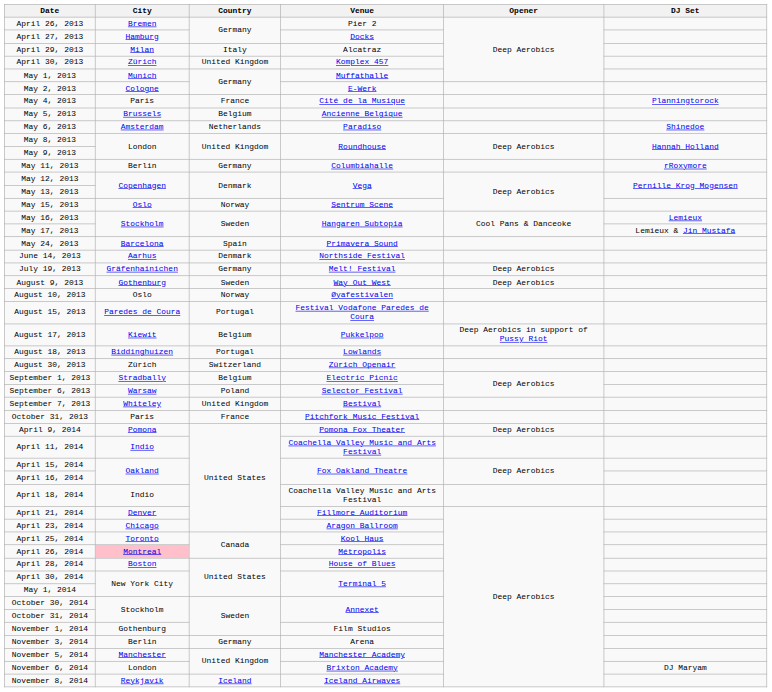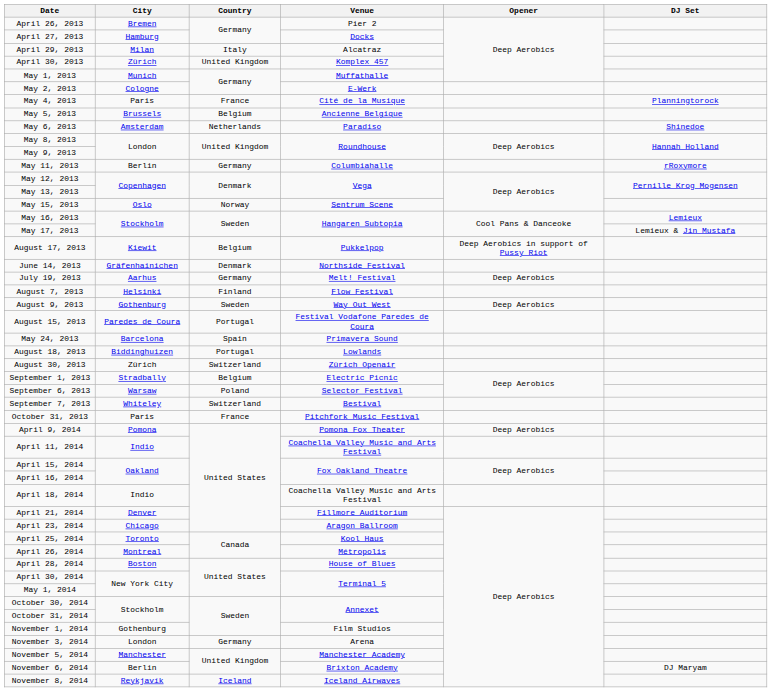rows swapped: (50, 243) <-> (50, 335)
(142, 256) Aarhus -> (142, 265) Gräfenhainichen
(142, 269) Gräfenhainichen -> (142, 278) Aarhus
+ row: (50, 291)
- row: (50, 295)
(235, 404) United Kingdom -> (235, 404) Switzerland
(142, 551) pink background -> (142, 551) no background
(142, 642) Berlin -> (142, 642) London
(142, 668) London -> (142, 668) Berlin
